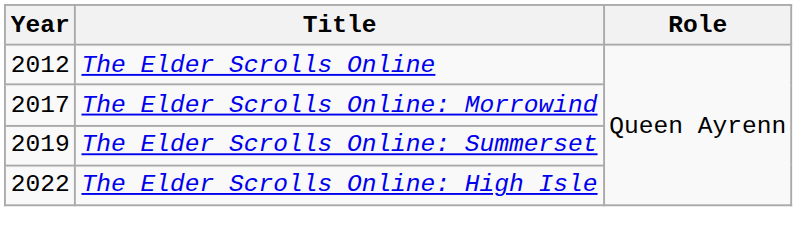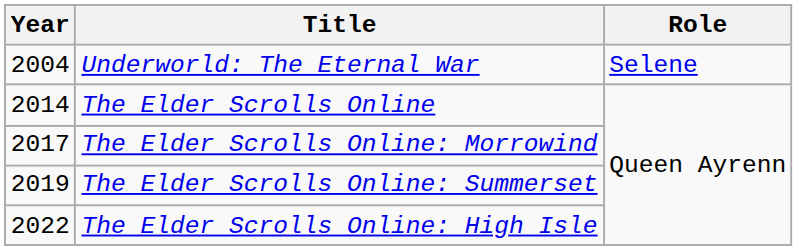+ row: (281, 65)
(40, 65) 2012 -> (40, 105) 2014
